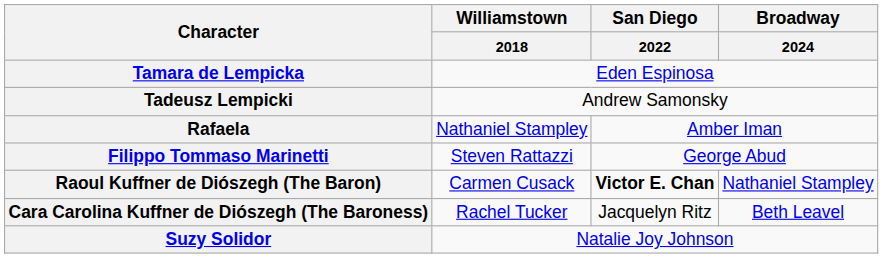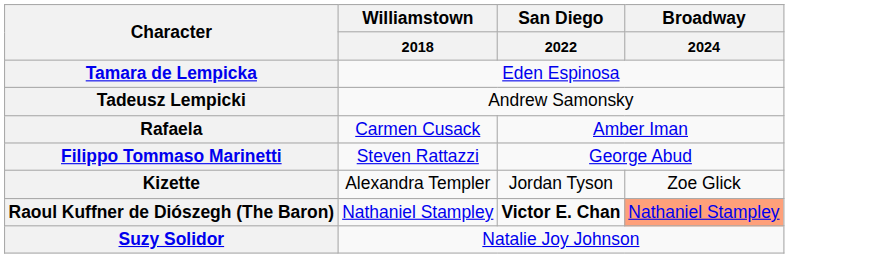(512, 128) Nathaniel Stampley -> (418, 128) Carmen Cusack
+ row: (171, 184)
(512, 184) Carmen Cusack -> (418, 211) Nathaniel Stampley
(798, 184) no background -> (704, 211) lightsalmon background
- row: (218, 211)
